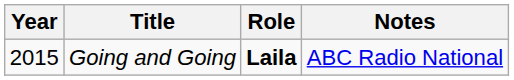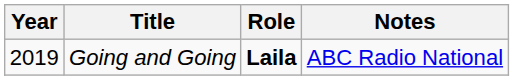(34, 57) 2015 -> (34, 57) 2019
